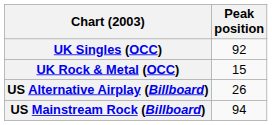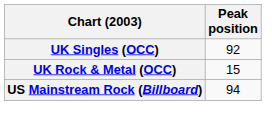- row: (108, 89)
